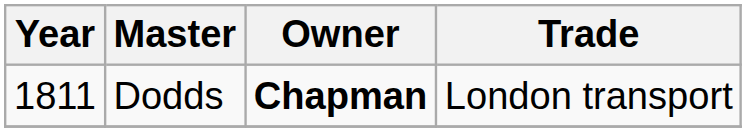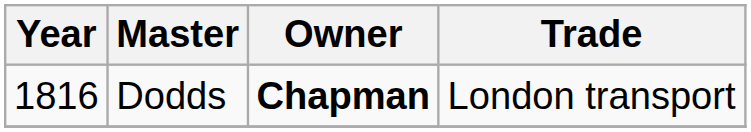(55, 95) 1811 -> (56, 95) 1816
